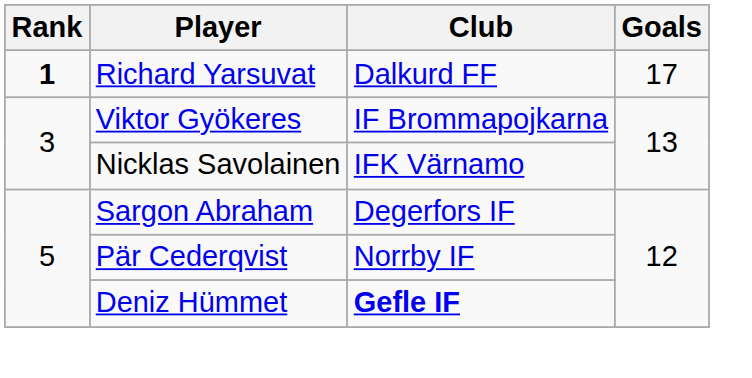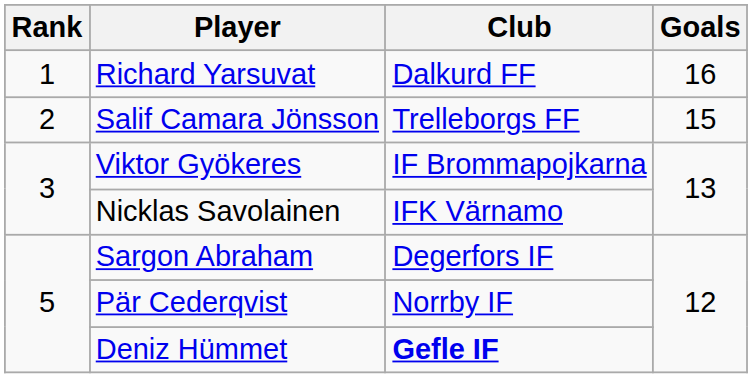(47, 73) bold -> (47, 73) normal
(662, 73) 17 -> (700, 73) 16
+ row: (237, 119)
